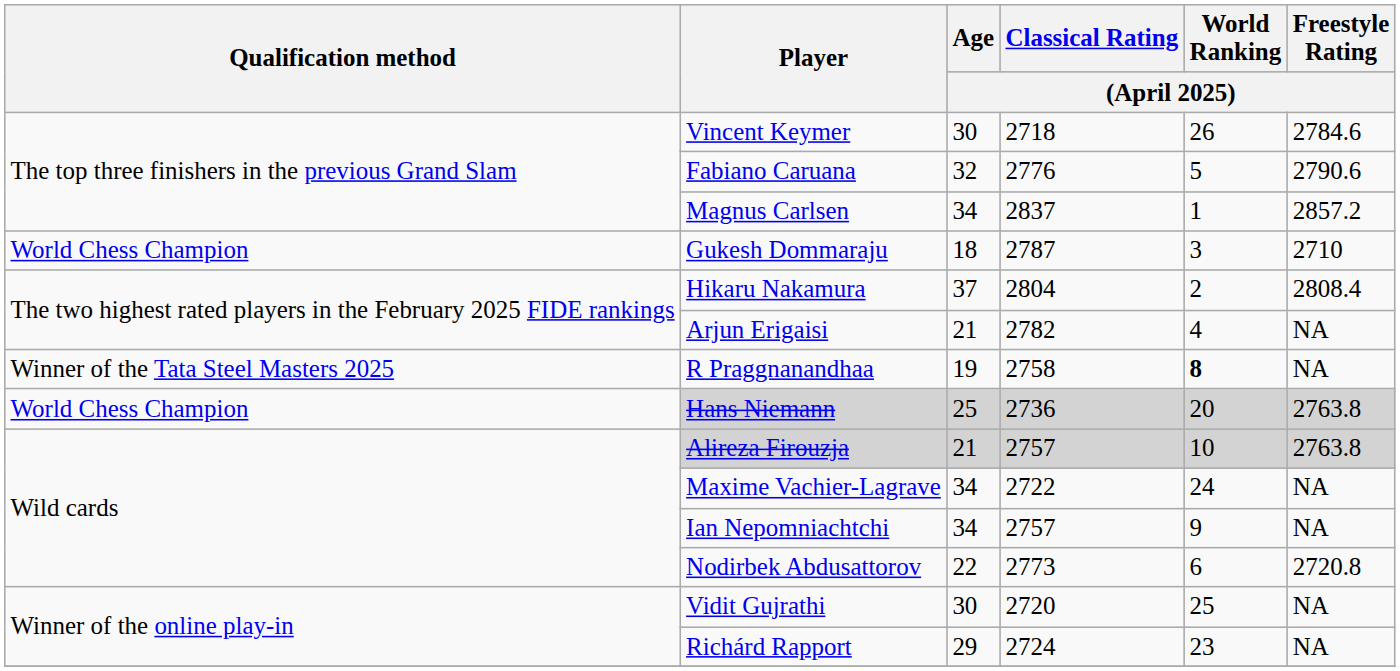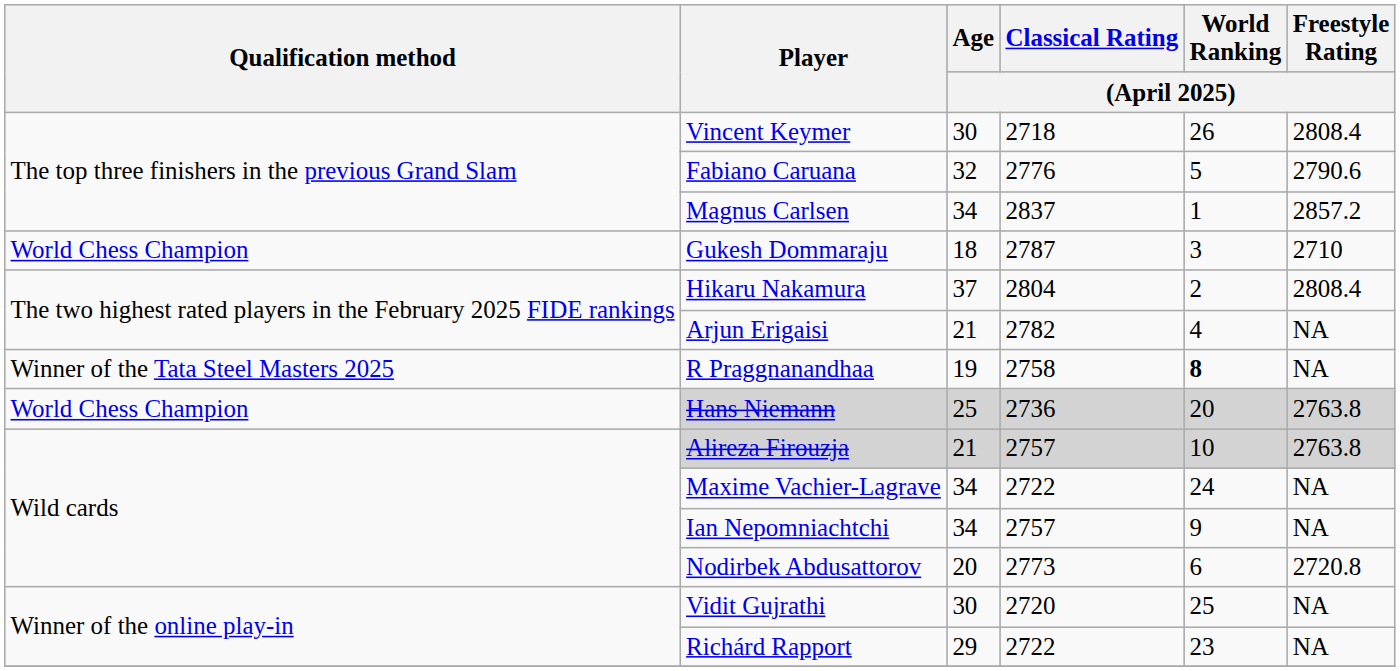(1327, 131) 2784.6 -> (1327, 131) 2808.4
(965, 566) 22 -> (965, 566) 20
(1030, 646) 2724 -> (1030, 646) 2722
